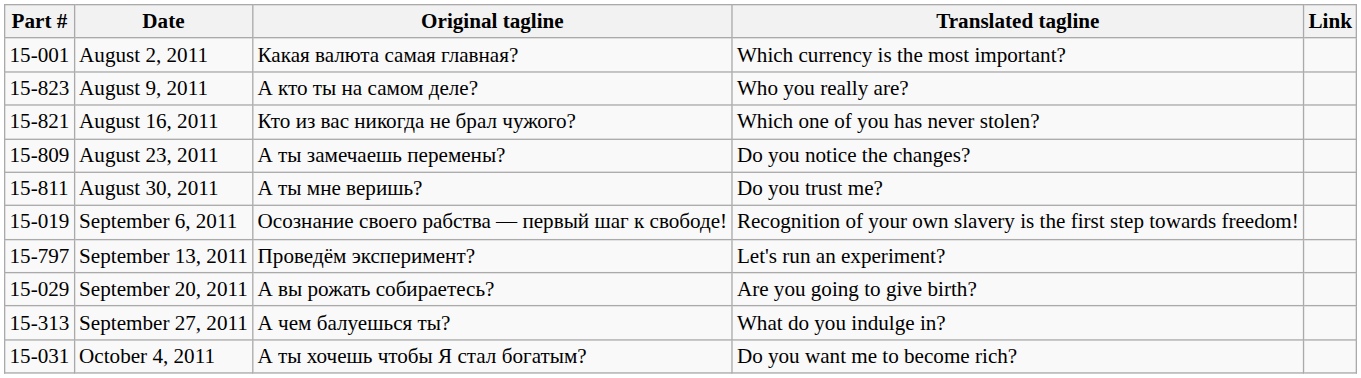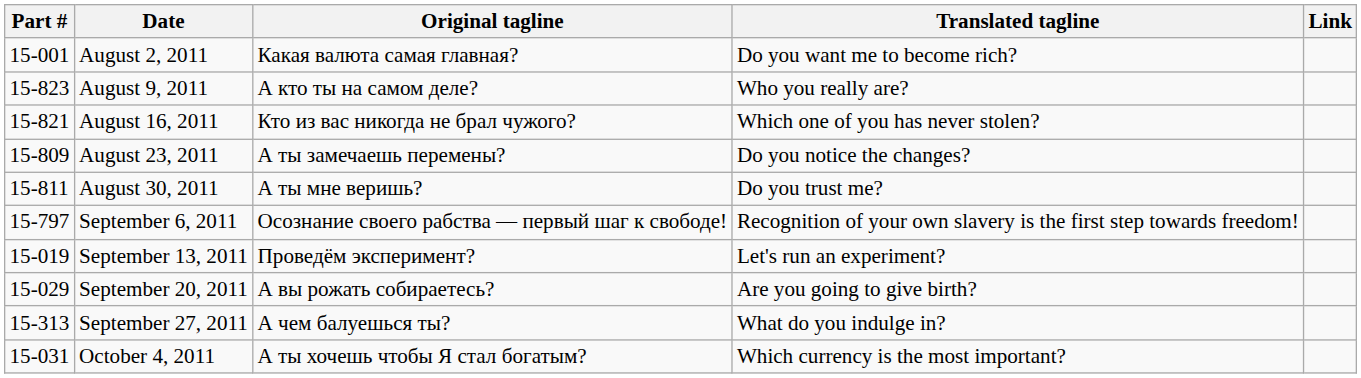(901, 54) Which currency is the most important? -> (877, 54) Do you want me to become rich?
(39, 222) 15-019 -> (39, 222) 15-797
(39, 255) 15-797 -> (39, 255) 15-019
(877, 356) Do you want me to become rich? -> (901, 356) Which currency is the most important?
